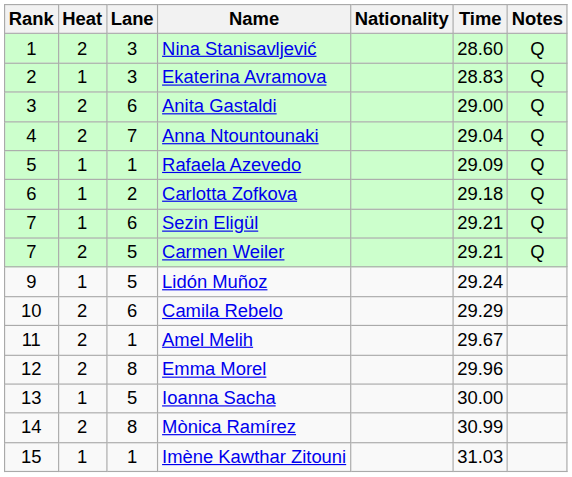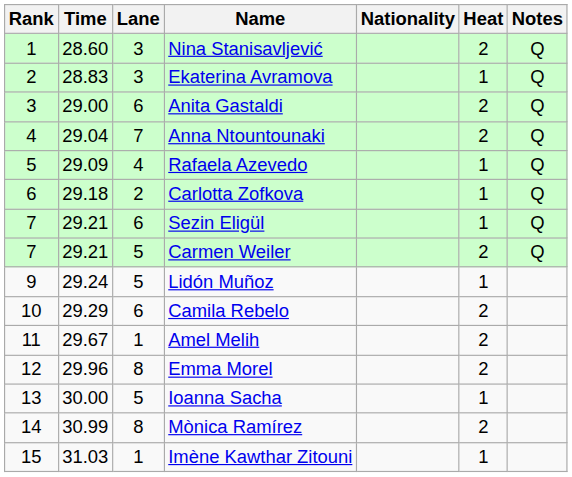columns swapped: (82, 19) <-> (480, 19)
(132, 164) 1 -> (138, 164) 4
